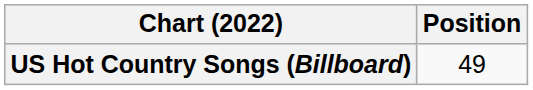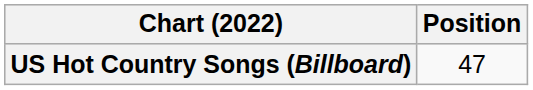(472, 63) 49 -> (472, 63) 47
